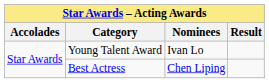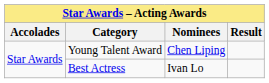(185, 50) Ivan Lo -> (196, 50) Chen Liping
(196, 68) Chen Liping -> (185, 68) Ivan Lo
